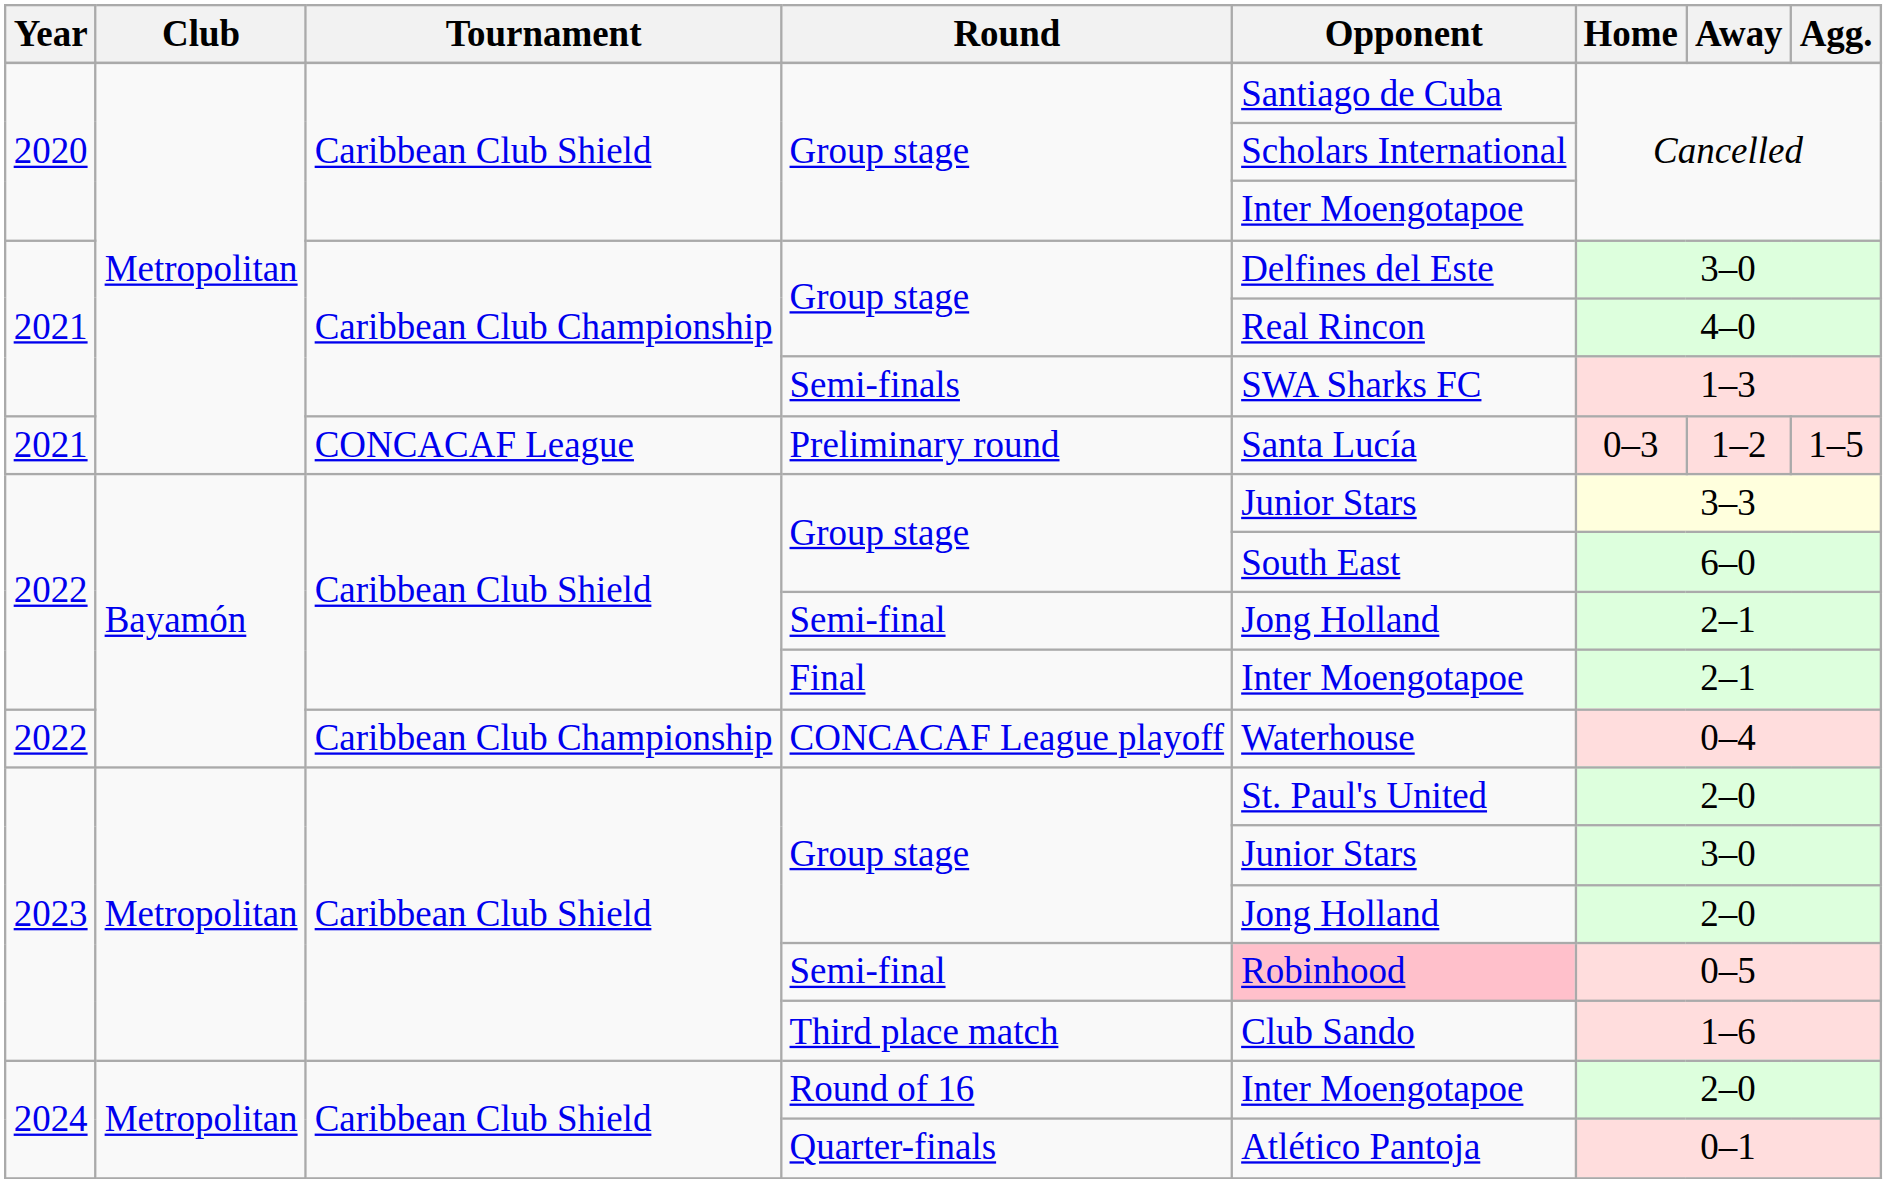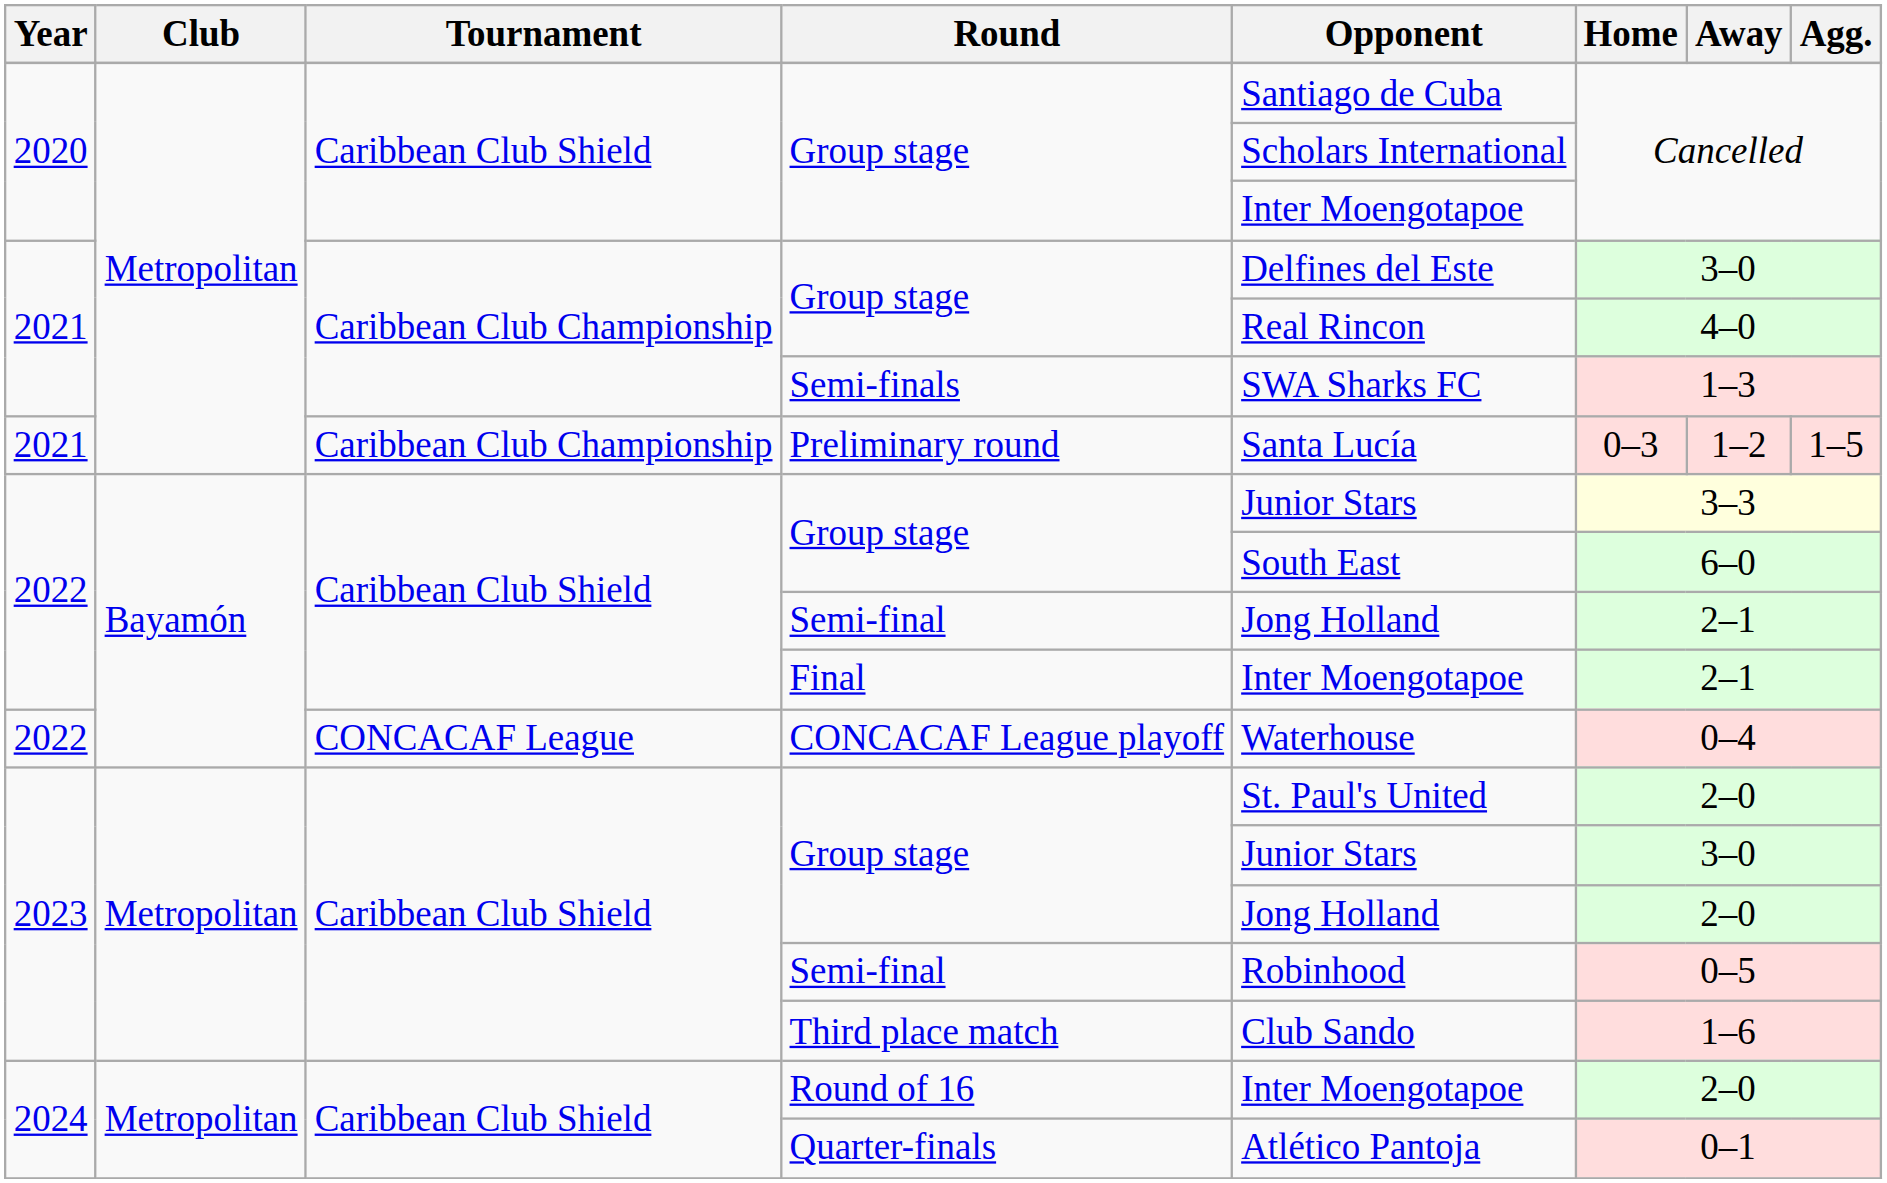(474, 444) CONCACAF League -> (544, 444) Caribbean Club Championship
(544, 737) Caribbean Club Championship -> (474, 737) CONCACAF League
(1323, 971) pink background -> (1323, 971) no background
